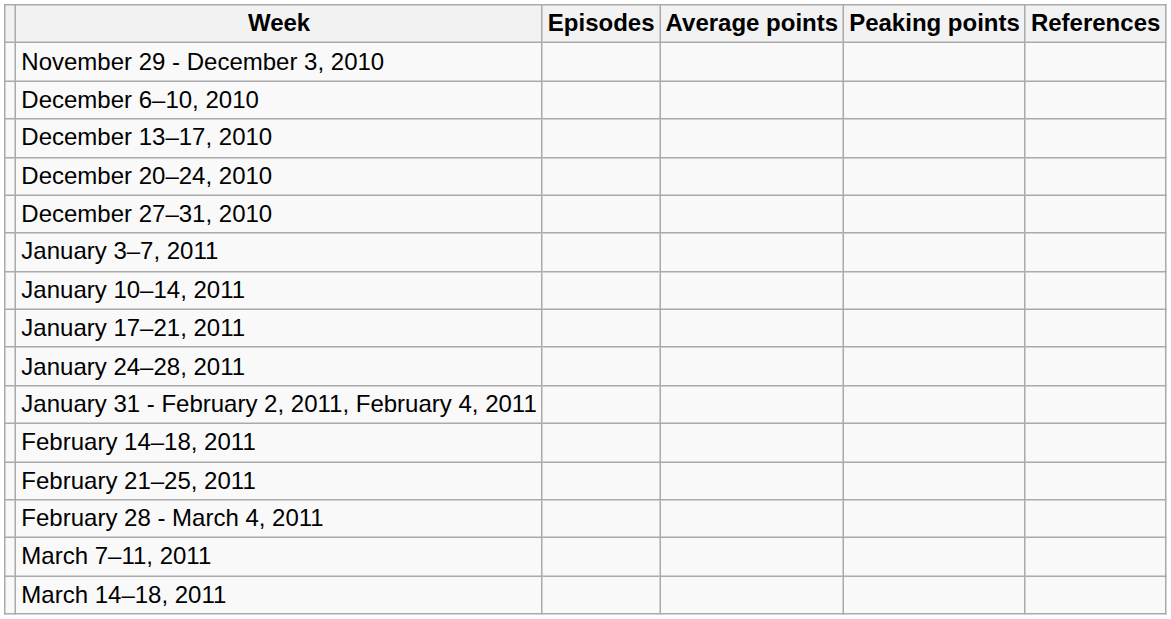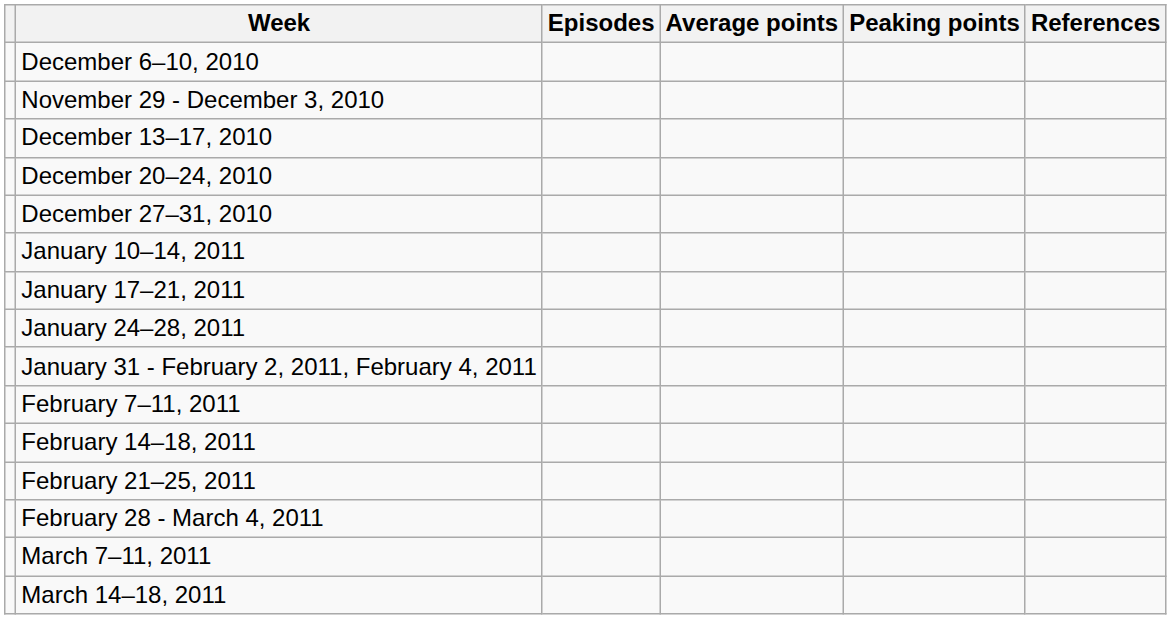rows swapped: (203, 61) <-> (140, 99)
- row: (120, 251)
+ row: (131, 404)
